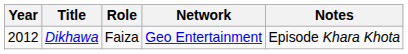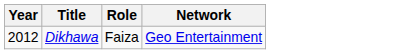- column: (334, 15)
